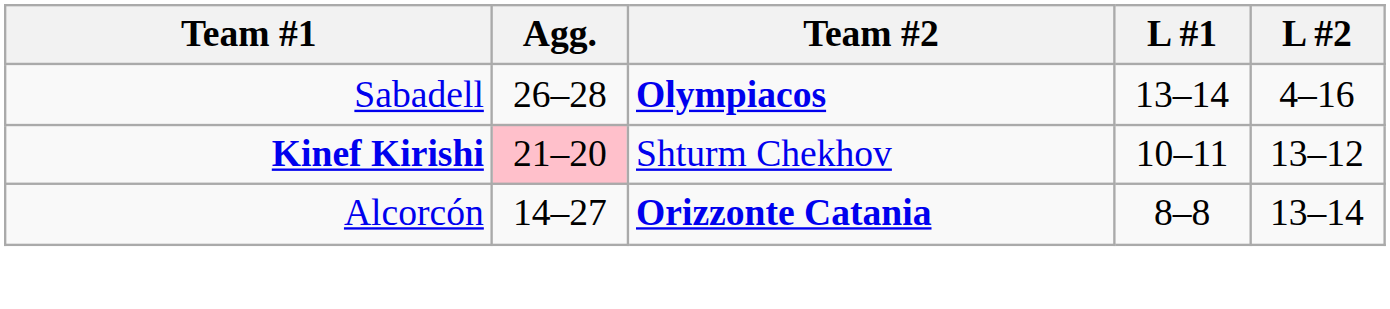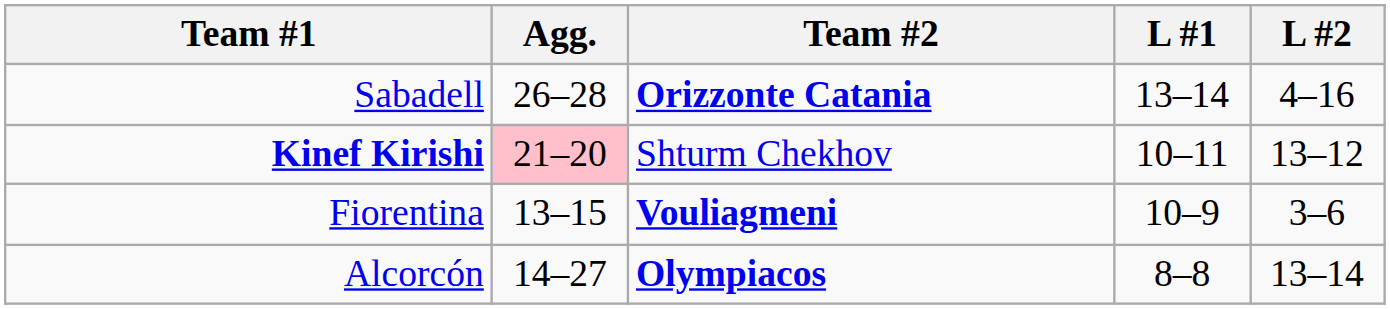(731, 93) Olympiacos -> (784, 93) Orizzonte Catania
+ row: (407, 213)
(784, 213) Orizzonte Catania -> (731, 272) Olympiacos
